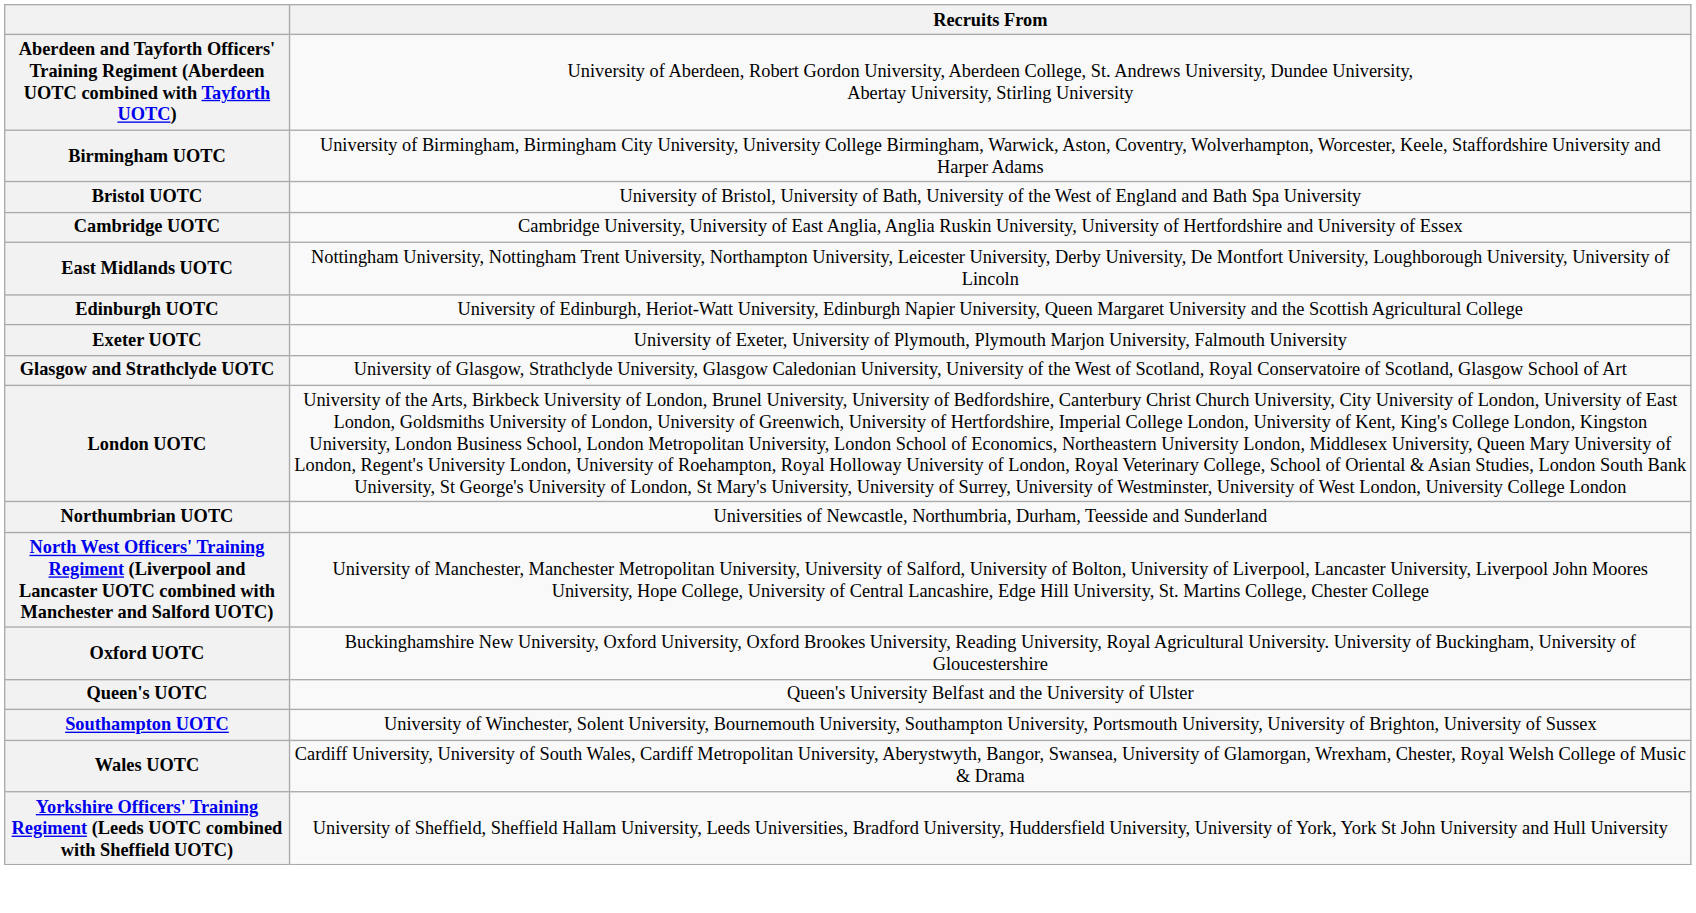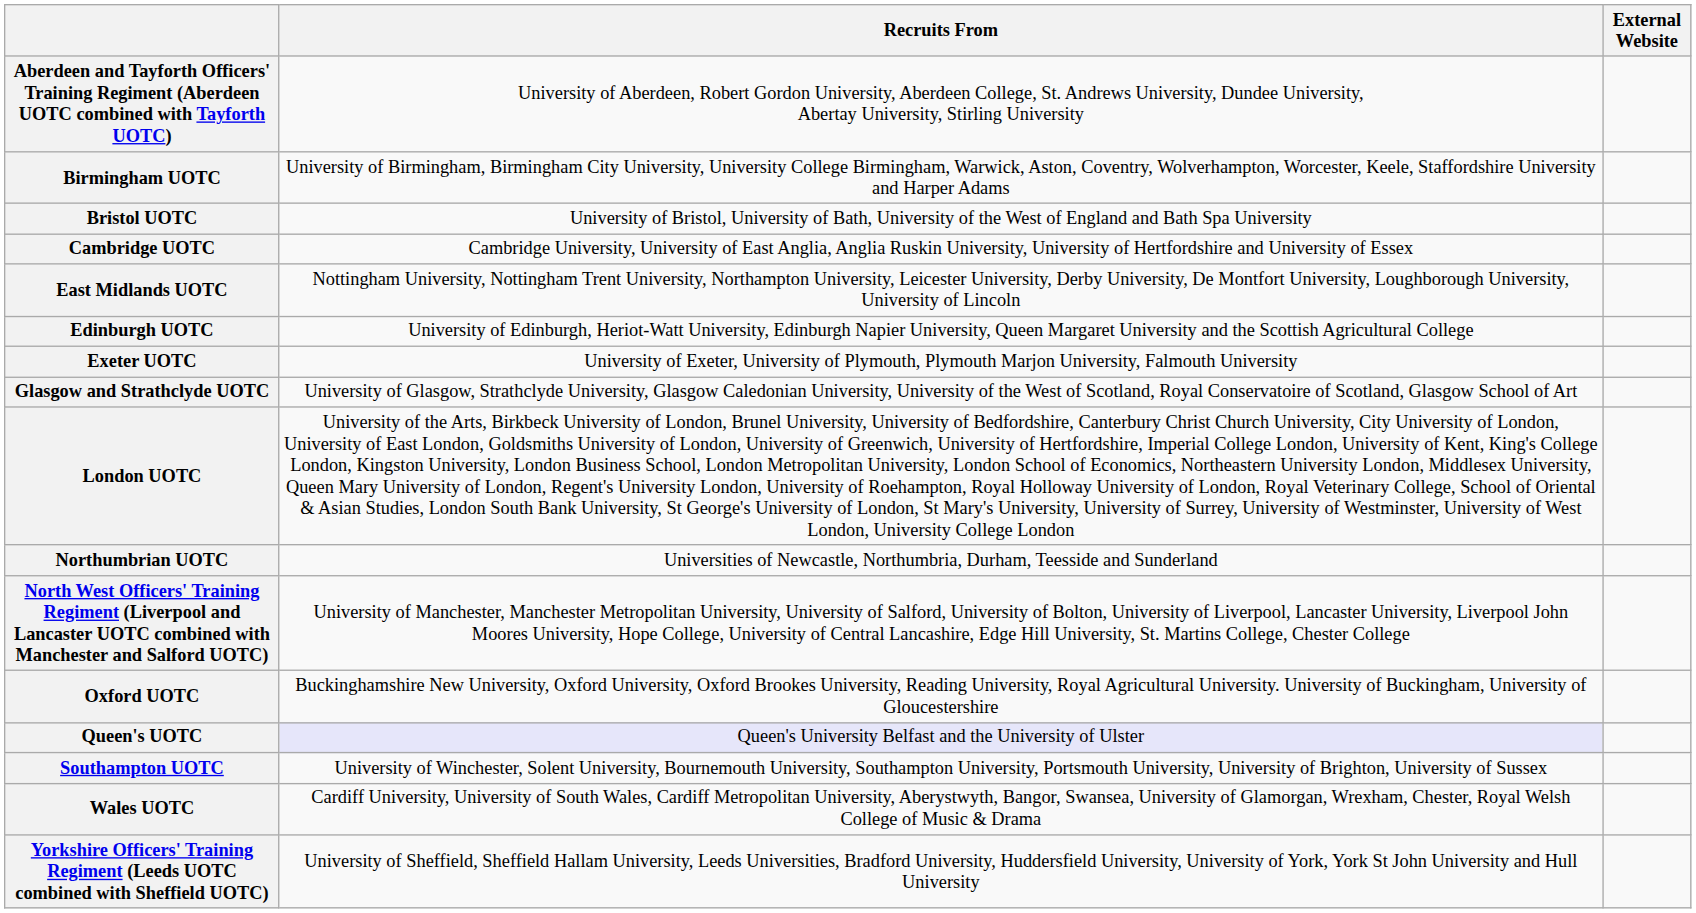+ column: (1647, 30)
(990, 693) no background -> (941, 737) lavender background
